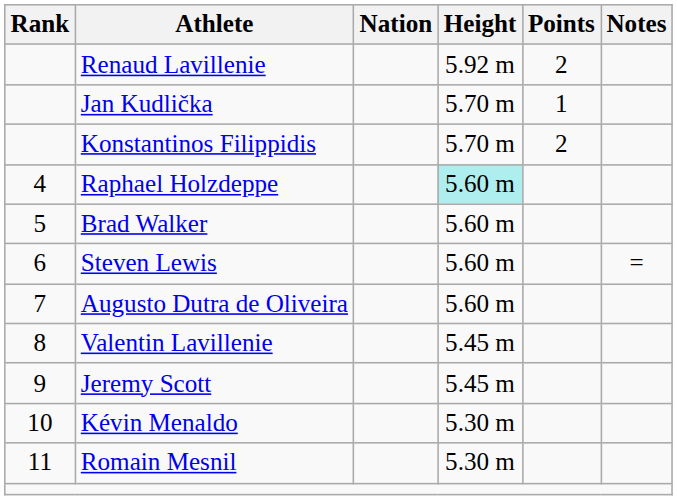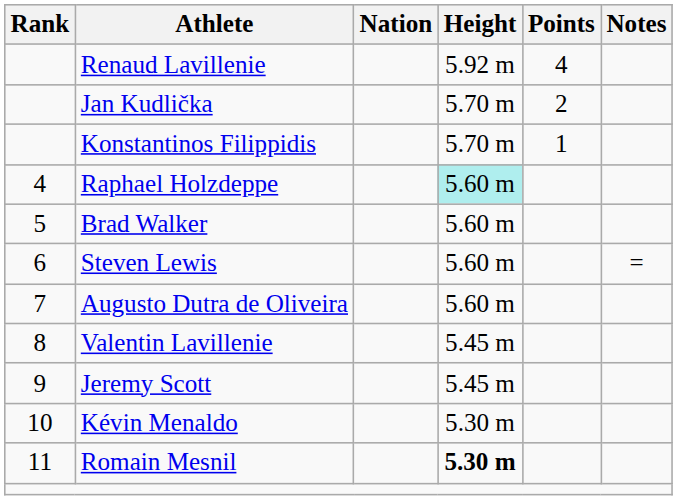(561, 64) 2 -> (561, 64) 4
(561, 104) 1 -> (561, 104) 2
(561, 143) 2 -> (561, 143) 1
(480, 462) normal -> (480, 462) bold
